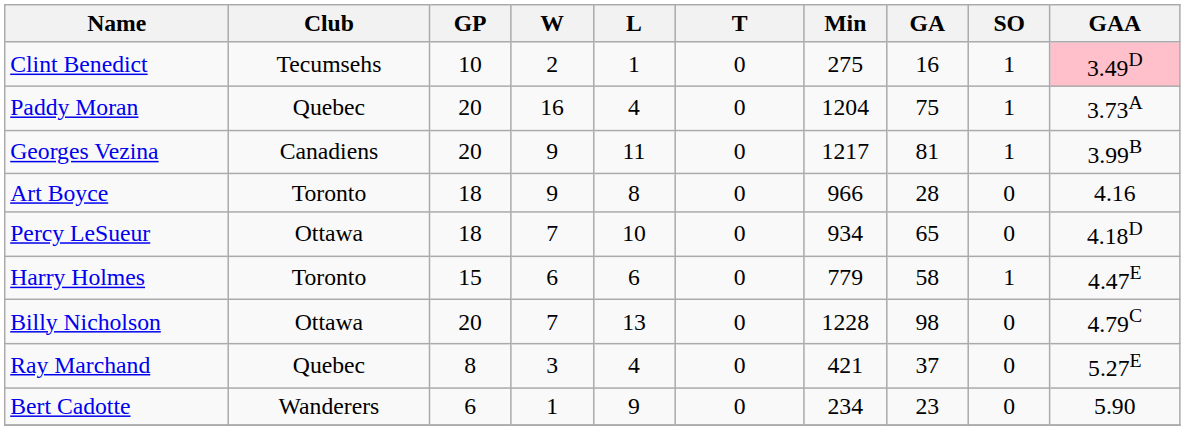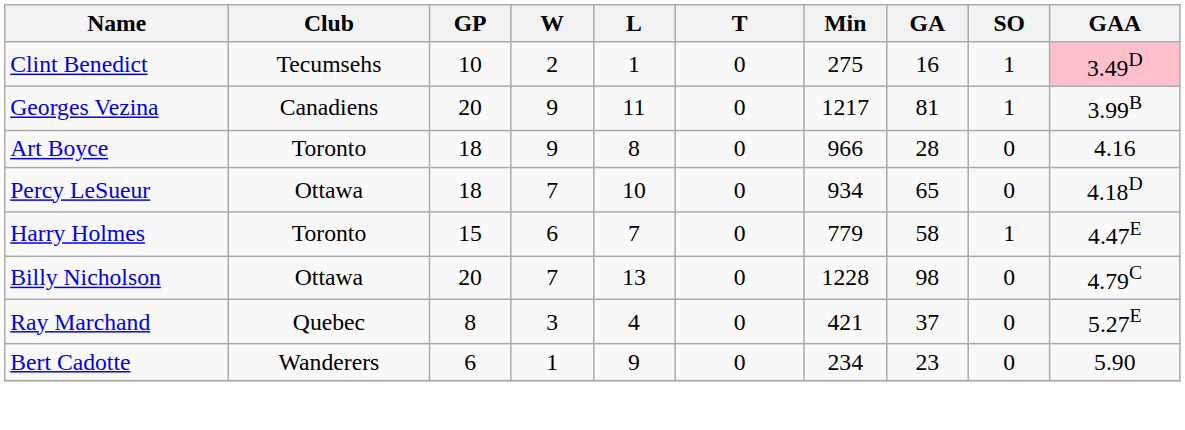- row: (74, 107)
(634, 277) 6 -> (634, 233) 7
